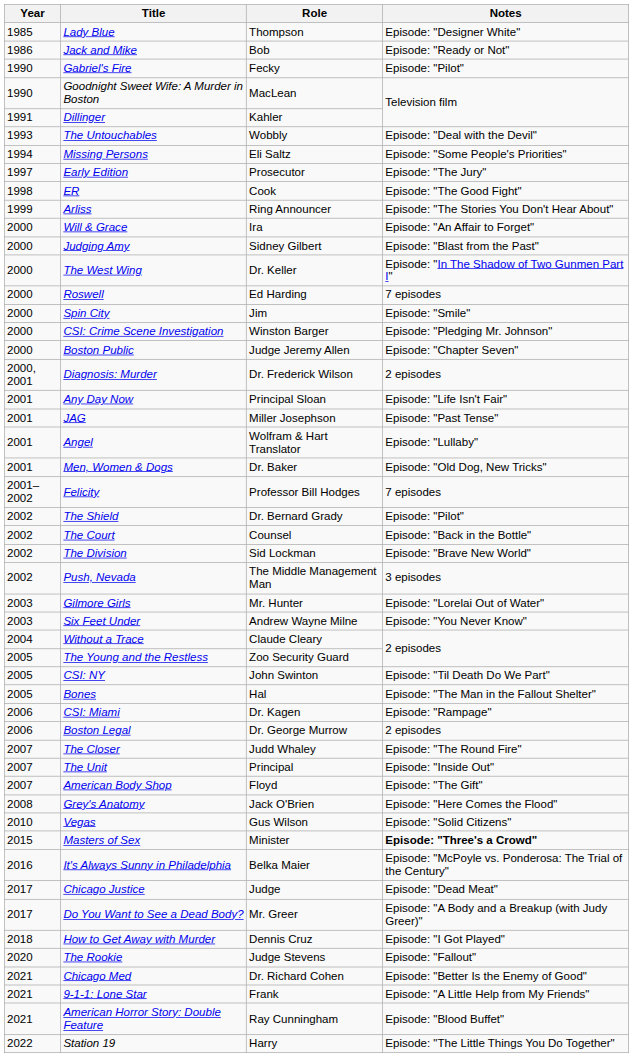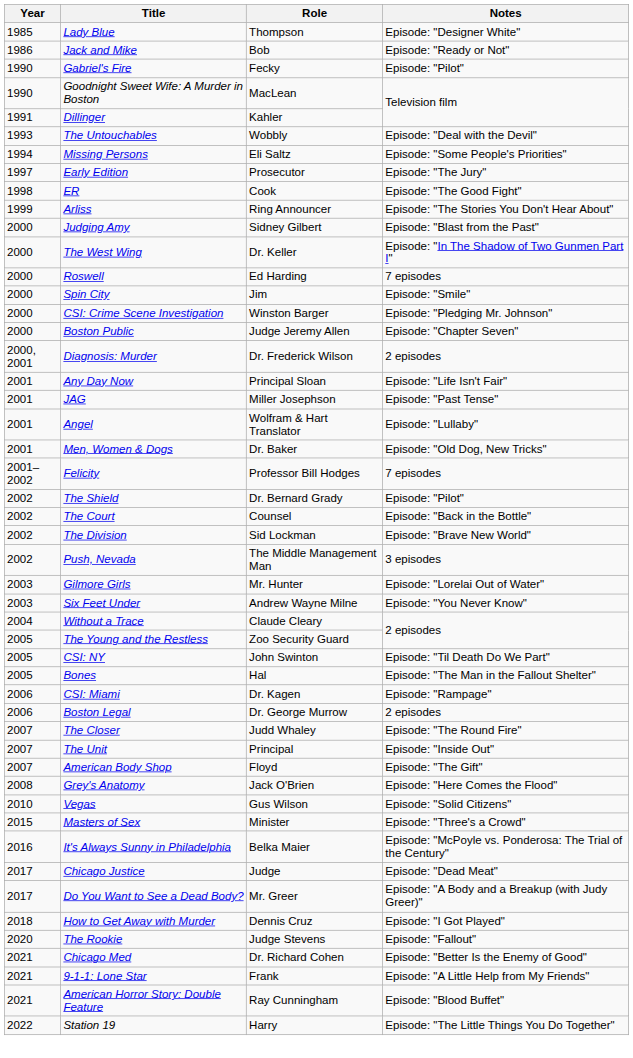- row: (95, 227)
(461, 840) bold -> (456, 822) normal
